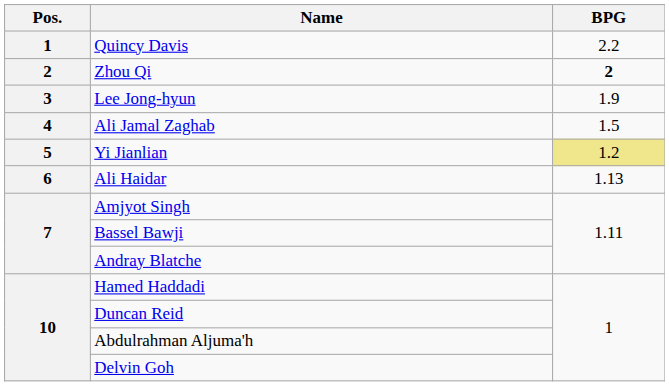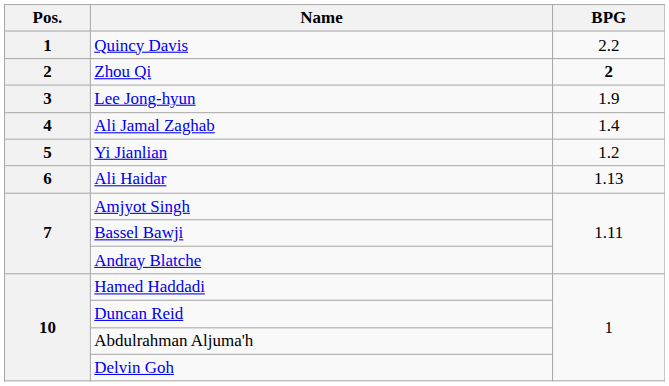(609, 125) 1.5 -> (609, 125) 1.4
(609, 152) khaki background -> (609, 152) no background
